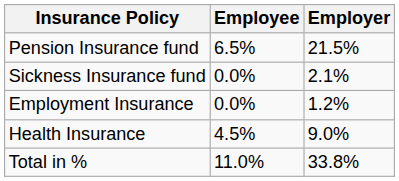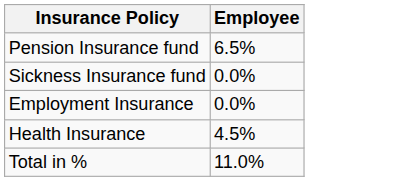- column: (349, 18)
